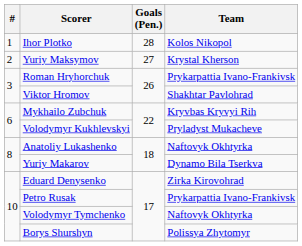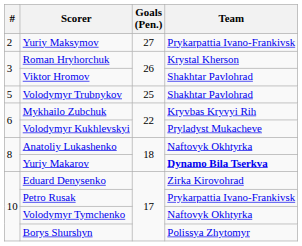- row: (47, 42)
(203, 59) Krystal Kherson -> (231, 42) Prykarpattia Ivano-Frankivsk
(231, 77) Prykarpattia Ivano-Frankivsk -> (203, 59) Krystal Kherson
+ row: (72, 94)
(215, 163) normal -> (218, 163) bold
